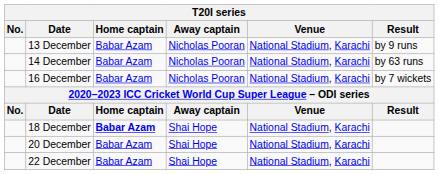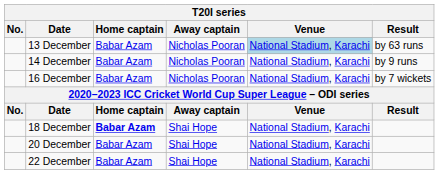(310, 45) no background -> (310, 45) lightblue background
(396, 45) by 9 runs -> (399, 45) by 63 runs
(399, 62) by 63 runs -> (396, 62) by 9 runs
